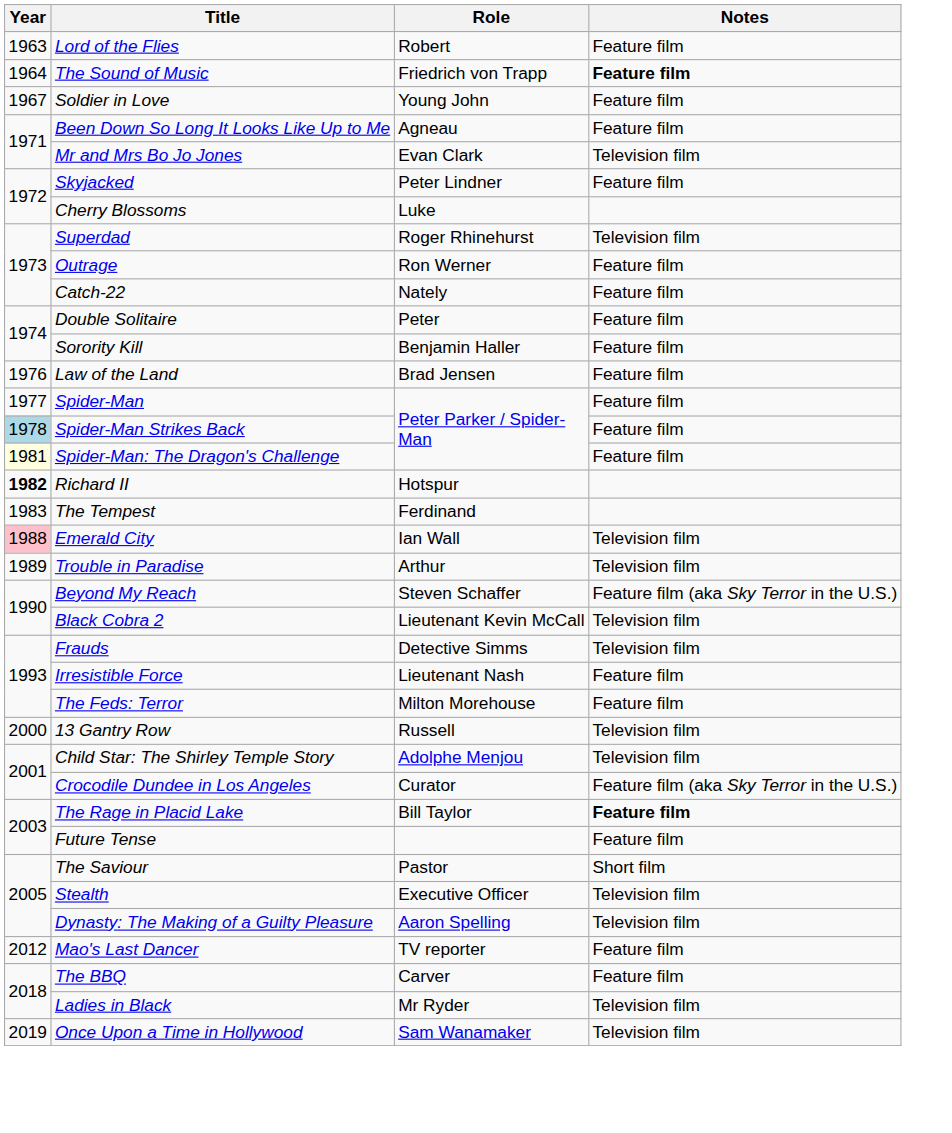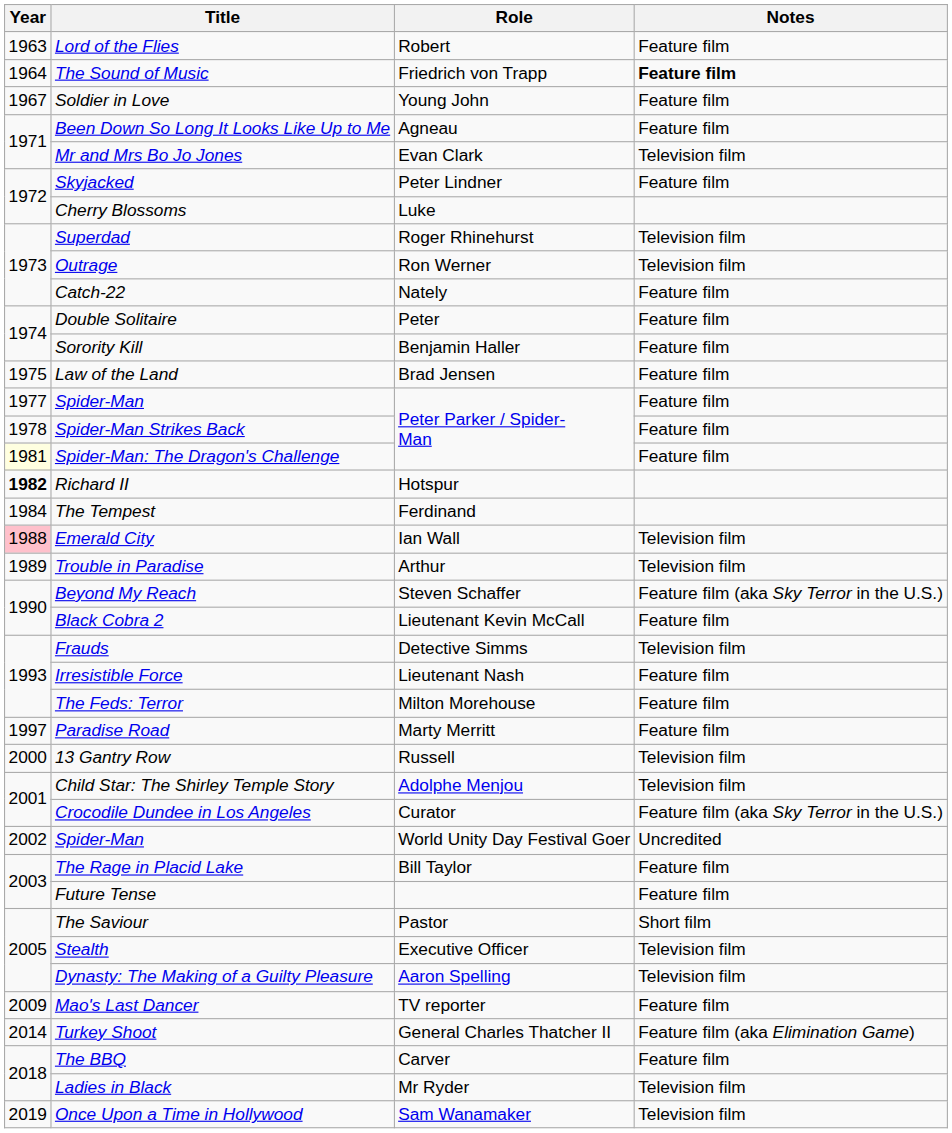(638, 264) Feature film -> (692, 264) Television film
(28, 374) 1976 -> (28, 374) 1975
(28, 429) lightblue background -> (28, 429) no background
(28, 511) 1983 -> (28, 511) 1984
(646, 621) Television film -> (684, 621) Feature film
+ row: (112, 730)
+ row: (99, 840)
(641, 812) bold -> (684, 867) normal
(28, 949) 2012 -> (28, 1004) 2009
+ row: (106, 1032)
